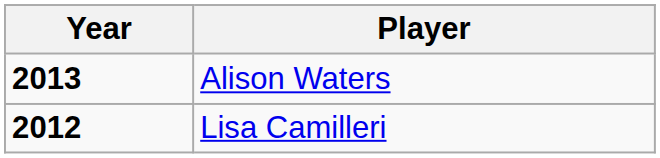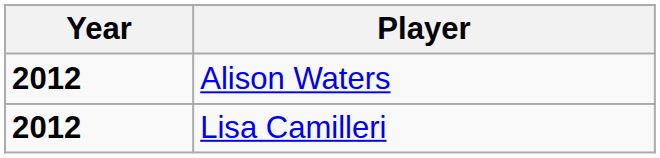(47, 78) 2013 -> (47, 78) 2012
